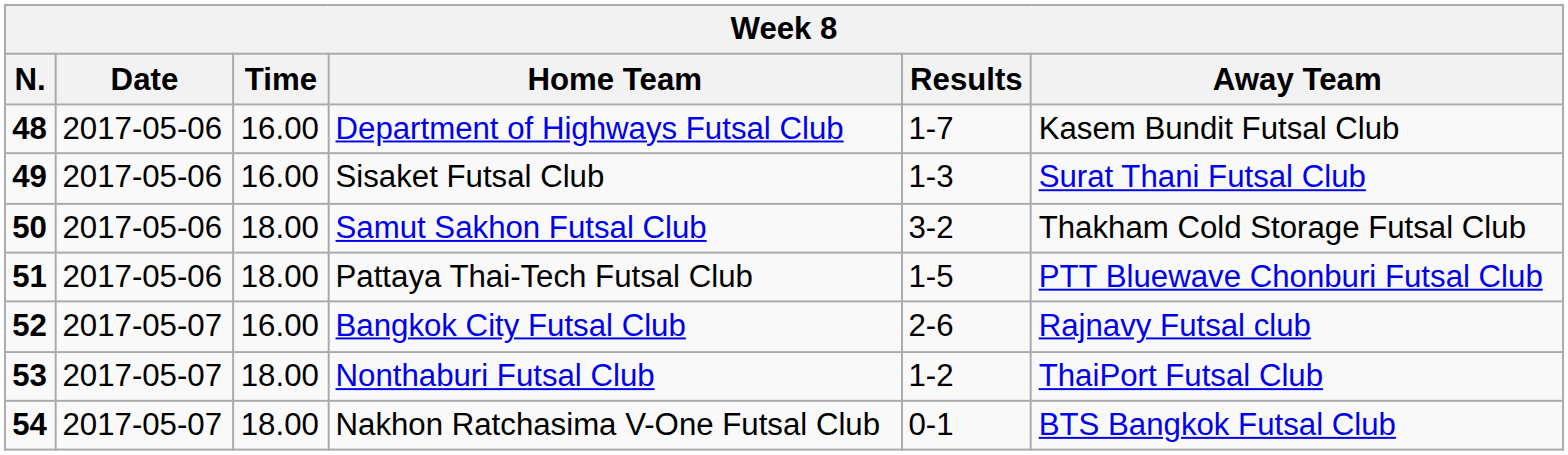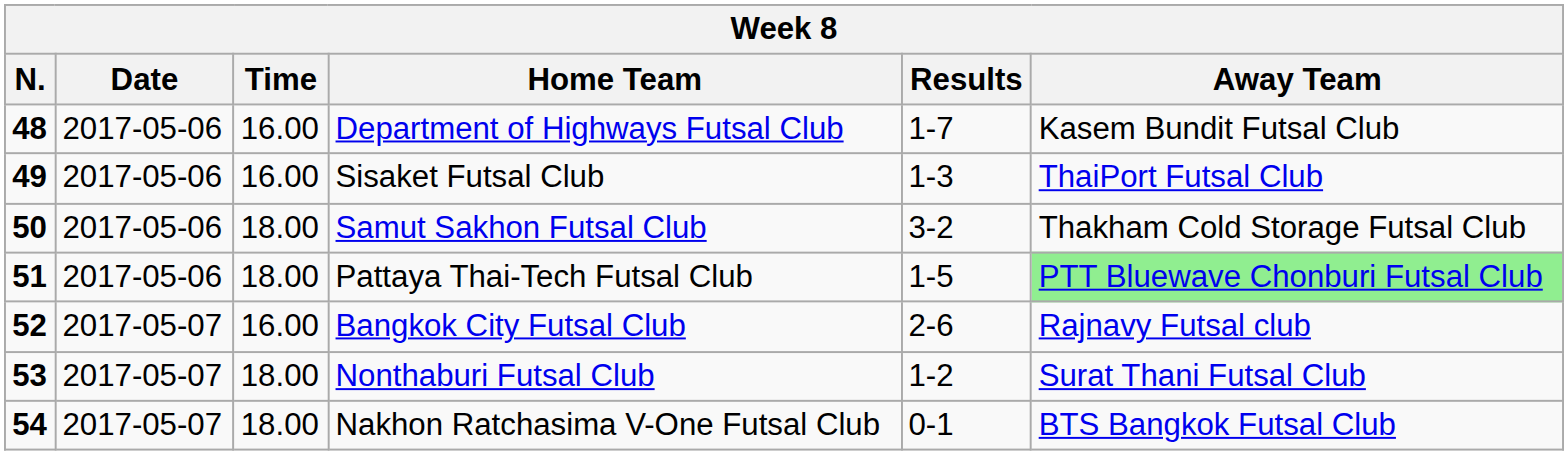(1202, 177) Surat Thani Futsal Club -> (1181, 177) ThaiPort Futsal Club
(1291, 276) no background -> (1291, 276) lightgreen background
(1181, 375) ThaiPort Futsal Club -> (1202, 375) Surat Thani Futsal Club
